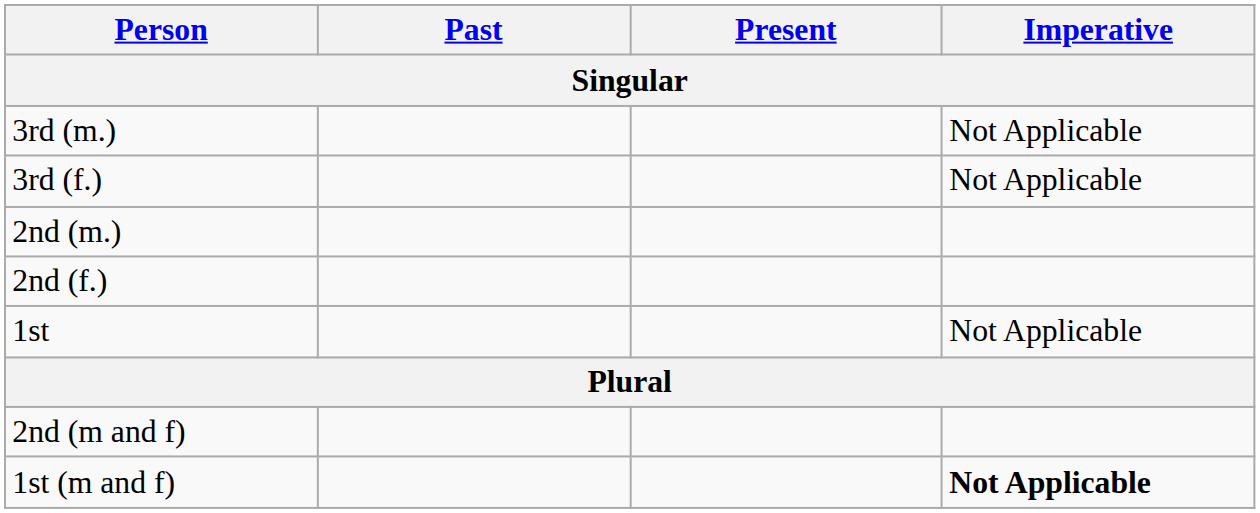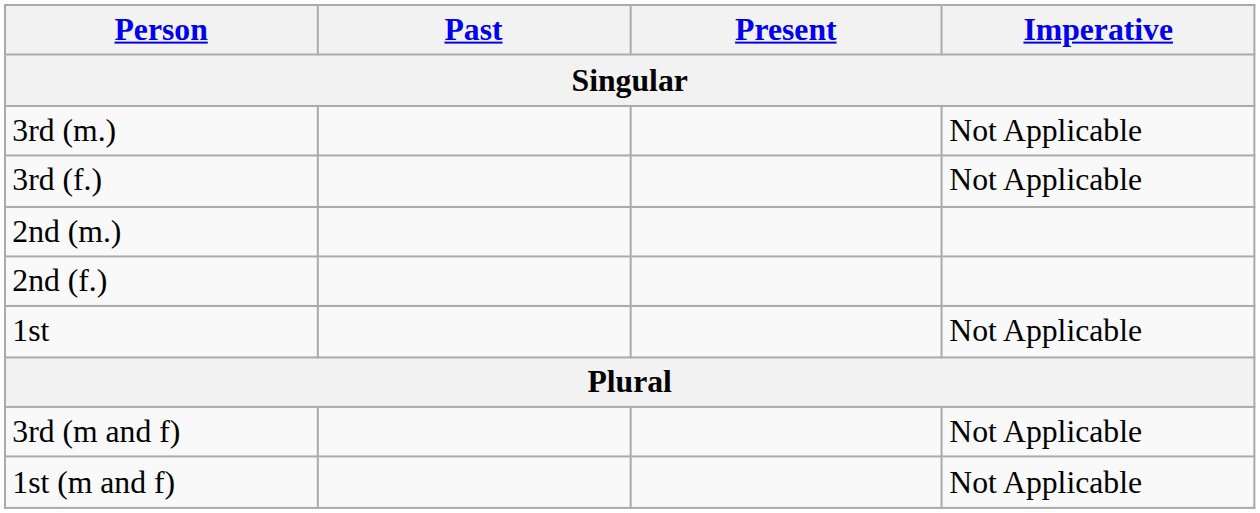+ row: (96, 431)
- row: (99, 431)
(1050, 481) bold -> (1046, 481) normal
